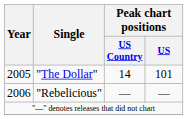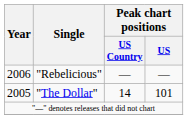rows swapped: (67, 74) <-> (69, 93)
